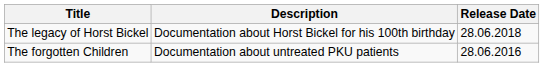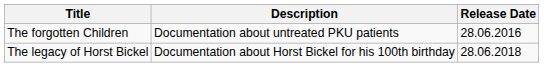rows swapped: (68, 52) <-> (78, 33)
